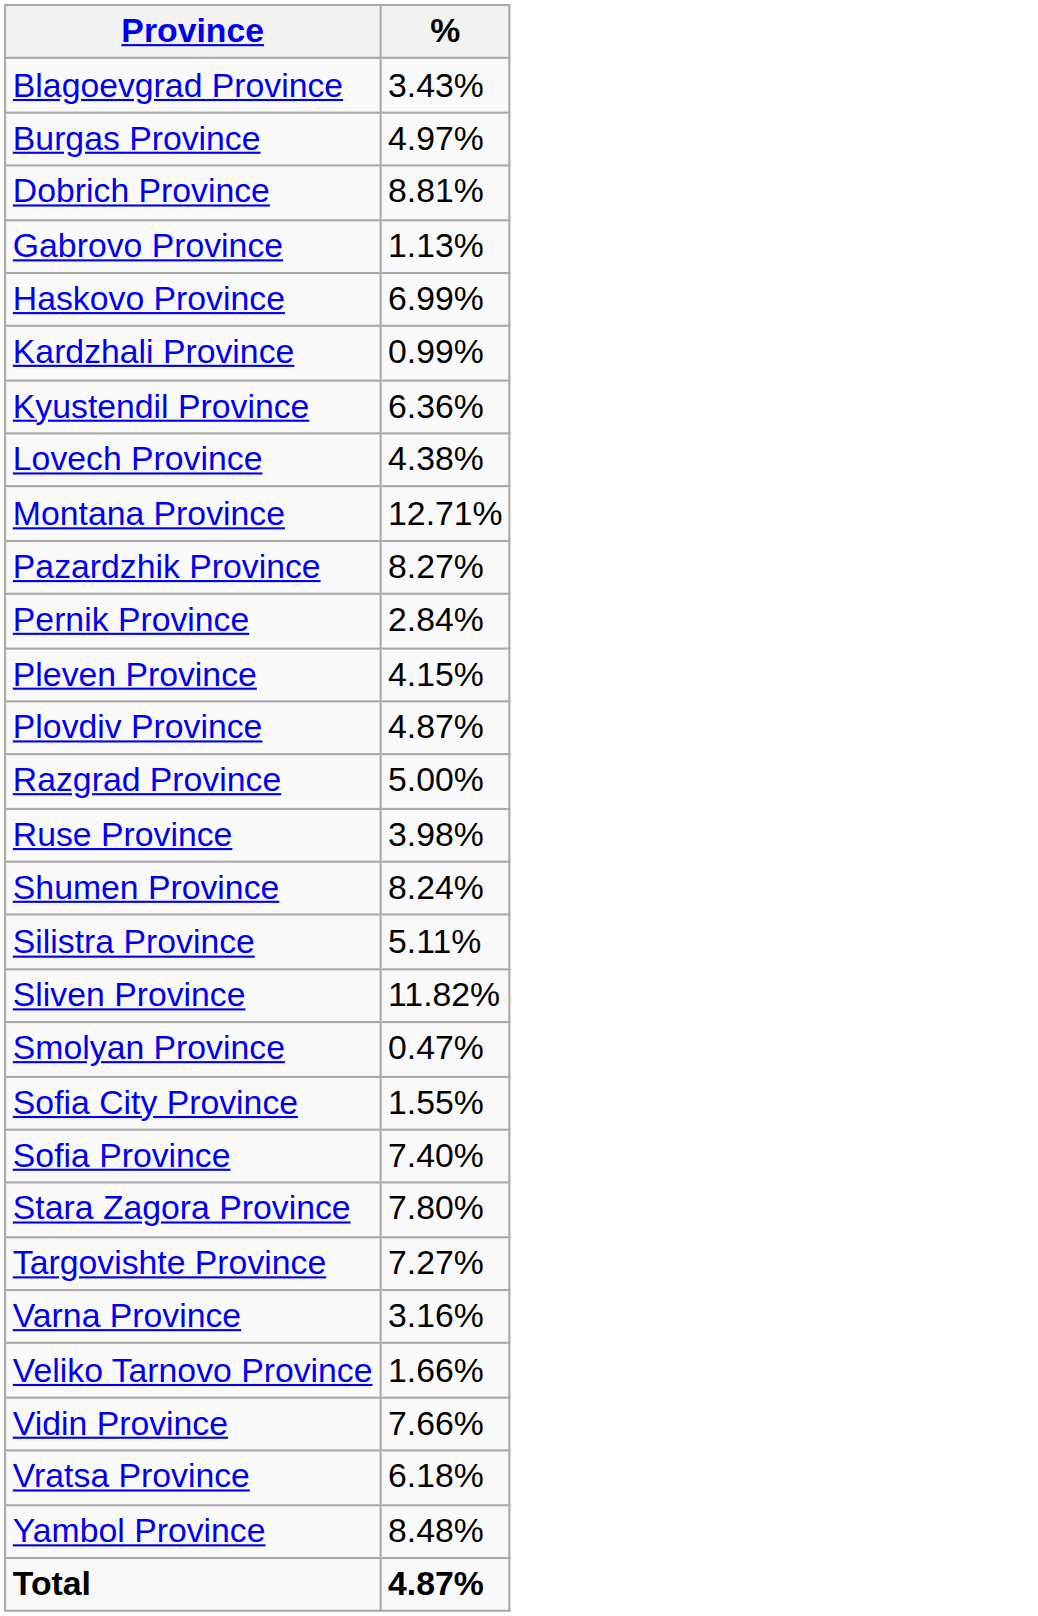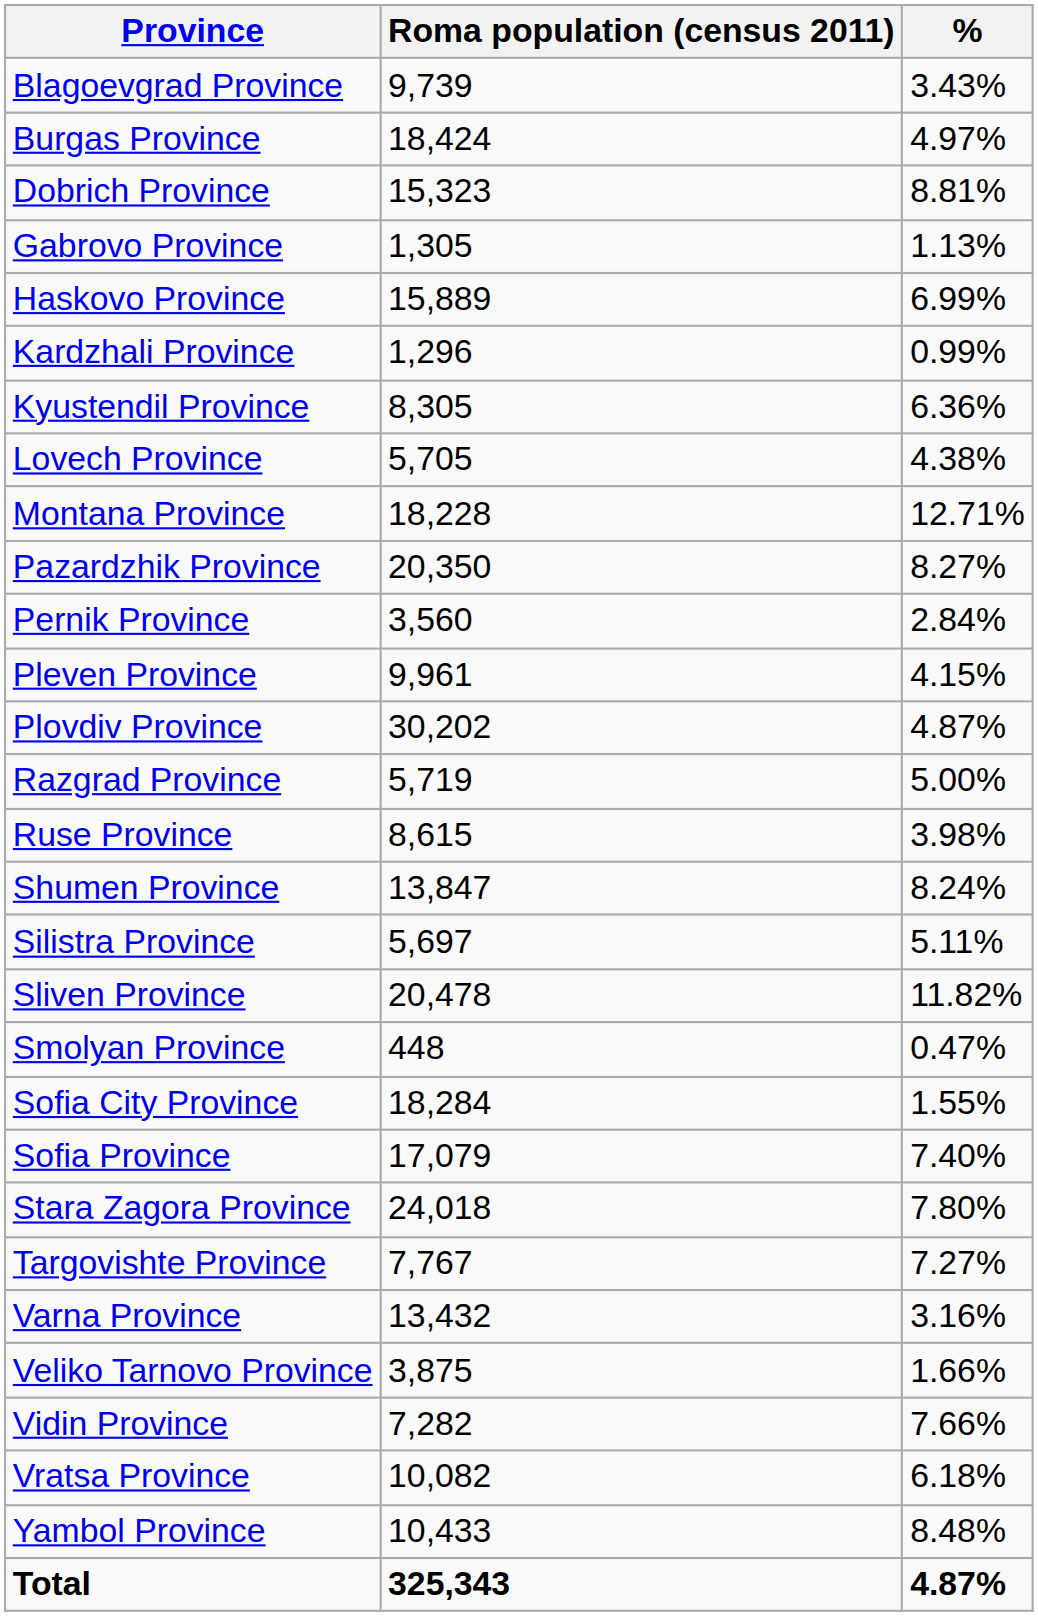+ column: (641, 31)
